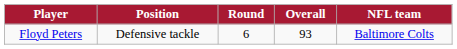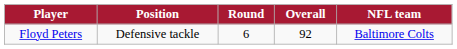(305, 34) 93 -> (305, 34) 92
